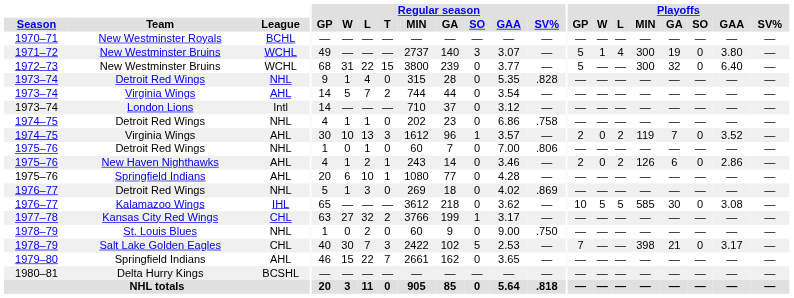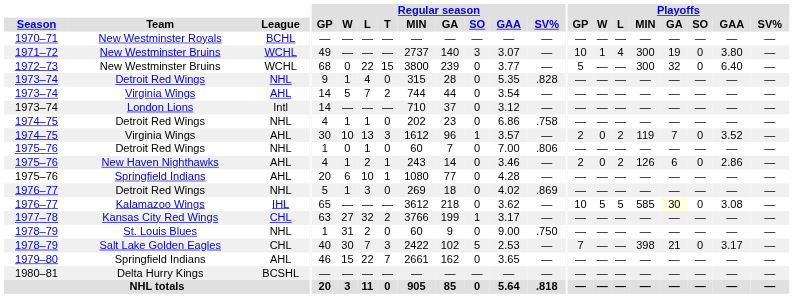(580, 52) 5 -> (580, 52) 10
(347, 66) 31 -> (347, 66) 0
(674, 204) no background -> (674, 204) lightyellow background
(347, 231) 0 -> (347, 231) 31
